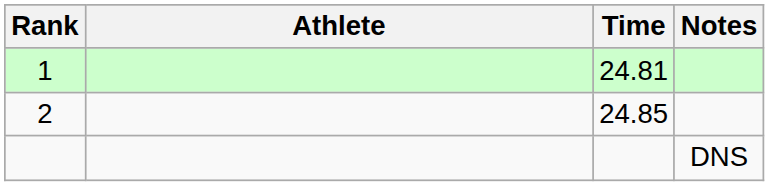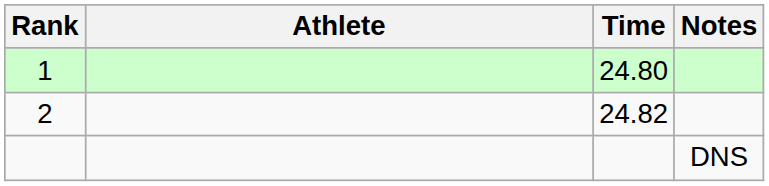(634, 69) 24.81 -> (634, 69) 24.80
(634, 113) 24.85 -> (634, 113) 24.82
